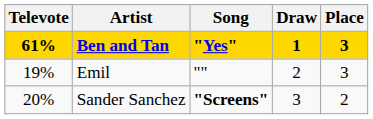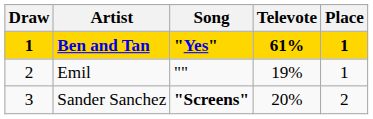columns swapped: (297, 18) <-> (39, 18)
(344, 45) 3 -> (344, 45) 1
(344, 72) 3 -> (344, 72) 1
